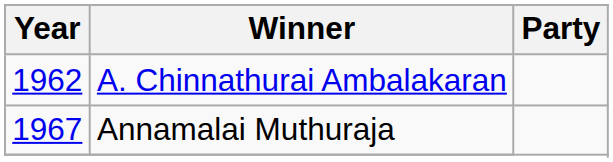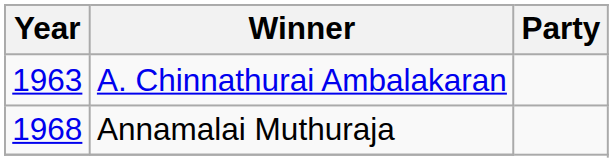(47, 79) 1962 -> (47, 79) 1963
(47, 129) 1967 -> (47, 129) 1968
